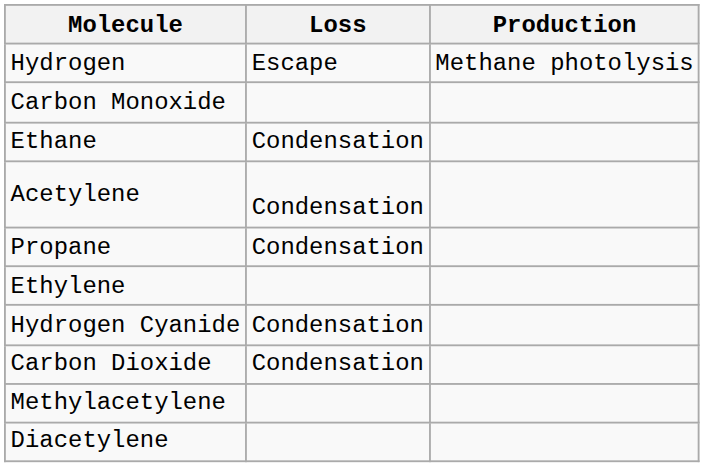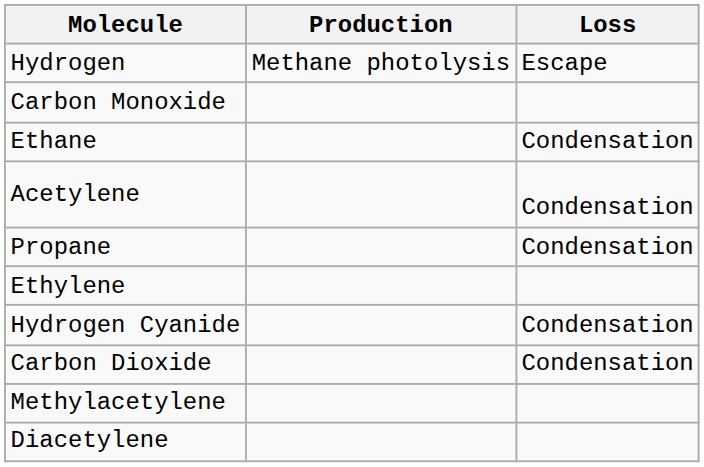columns swapped: (565, 24) <-> (338, 24)
